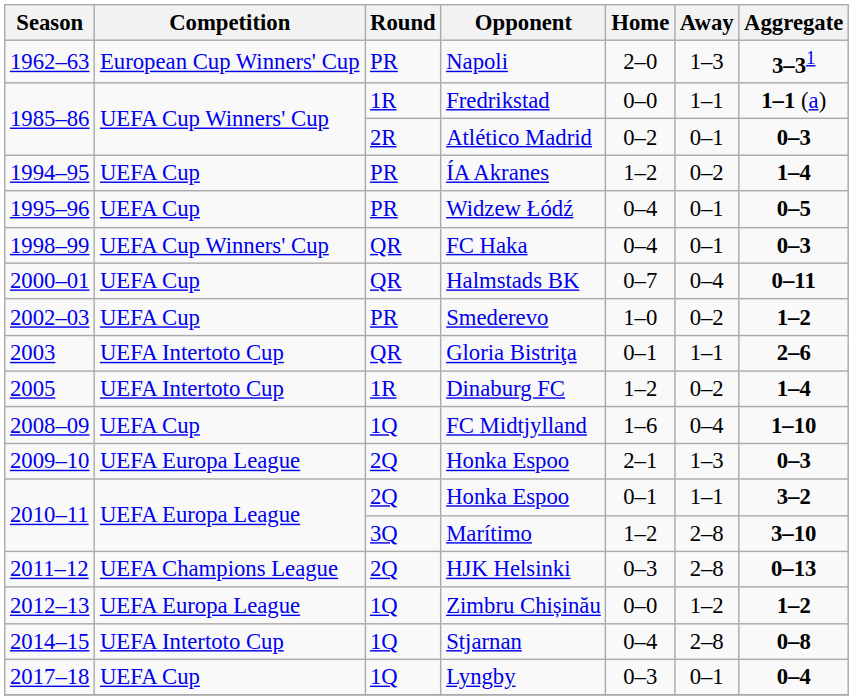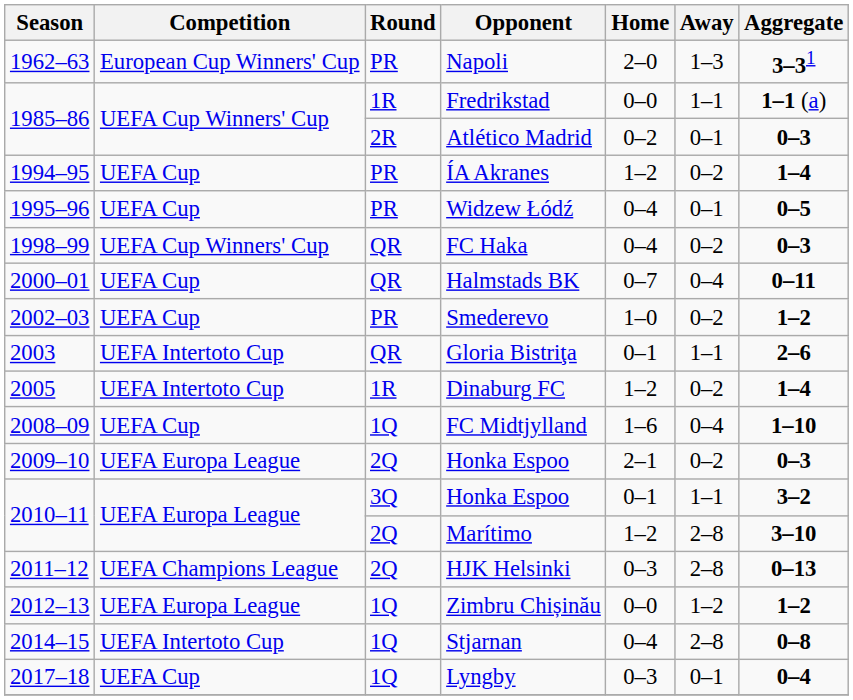(707, 244) 0–1 -> (707, 244) 0–2
(707, 461) 1–3 -> (707, 461) 0–2
(384, 497) 2Q -> (384, 497) 3Q
(384, 533) 3Q -> (384, 533) 2Q
